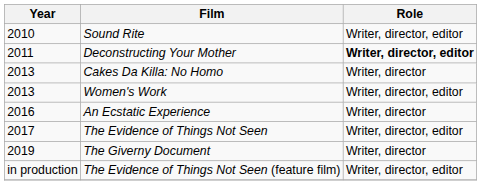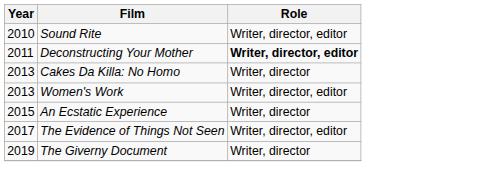(21, 111) 2016 -> (21, 111) 2015
- row: (212, 170)
